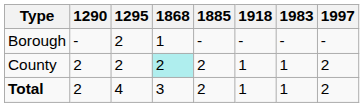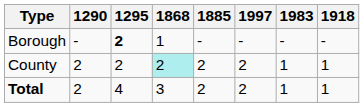columns swapped: (255, 16) <-> (338, 16)
(119, 41) normal -> (119, 41) bold
